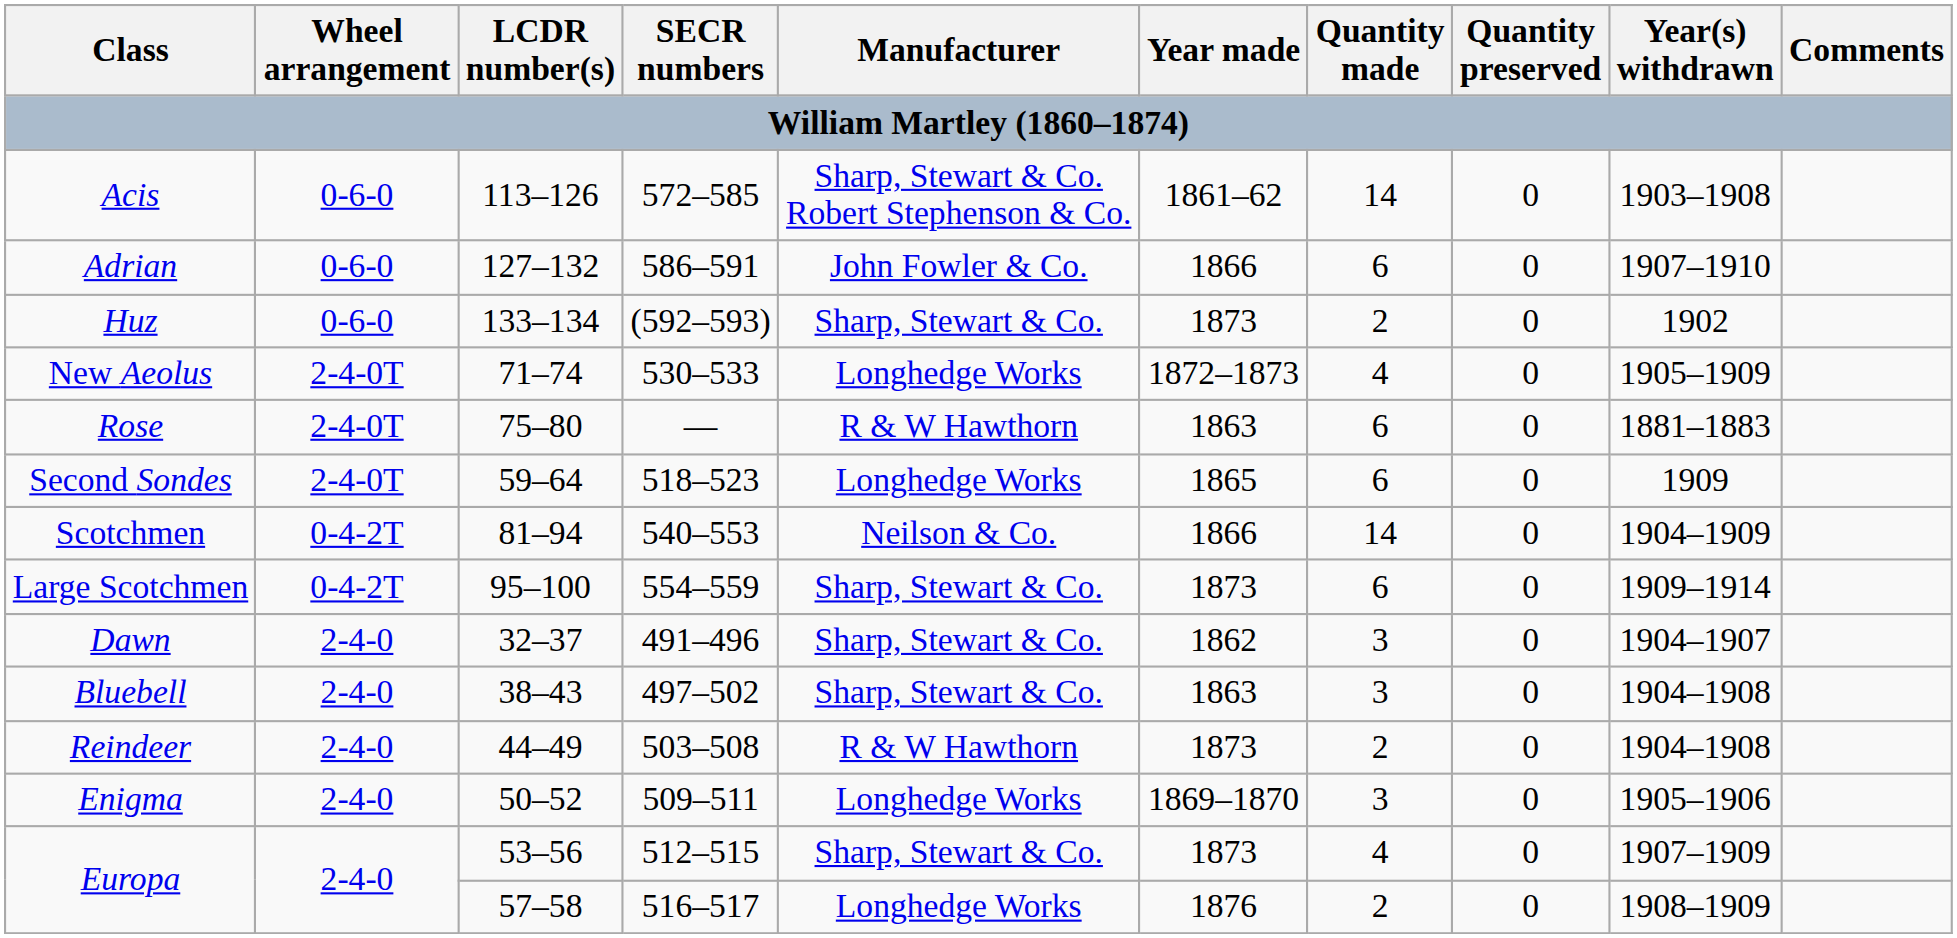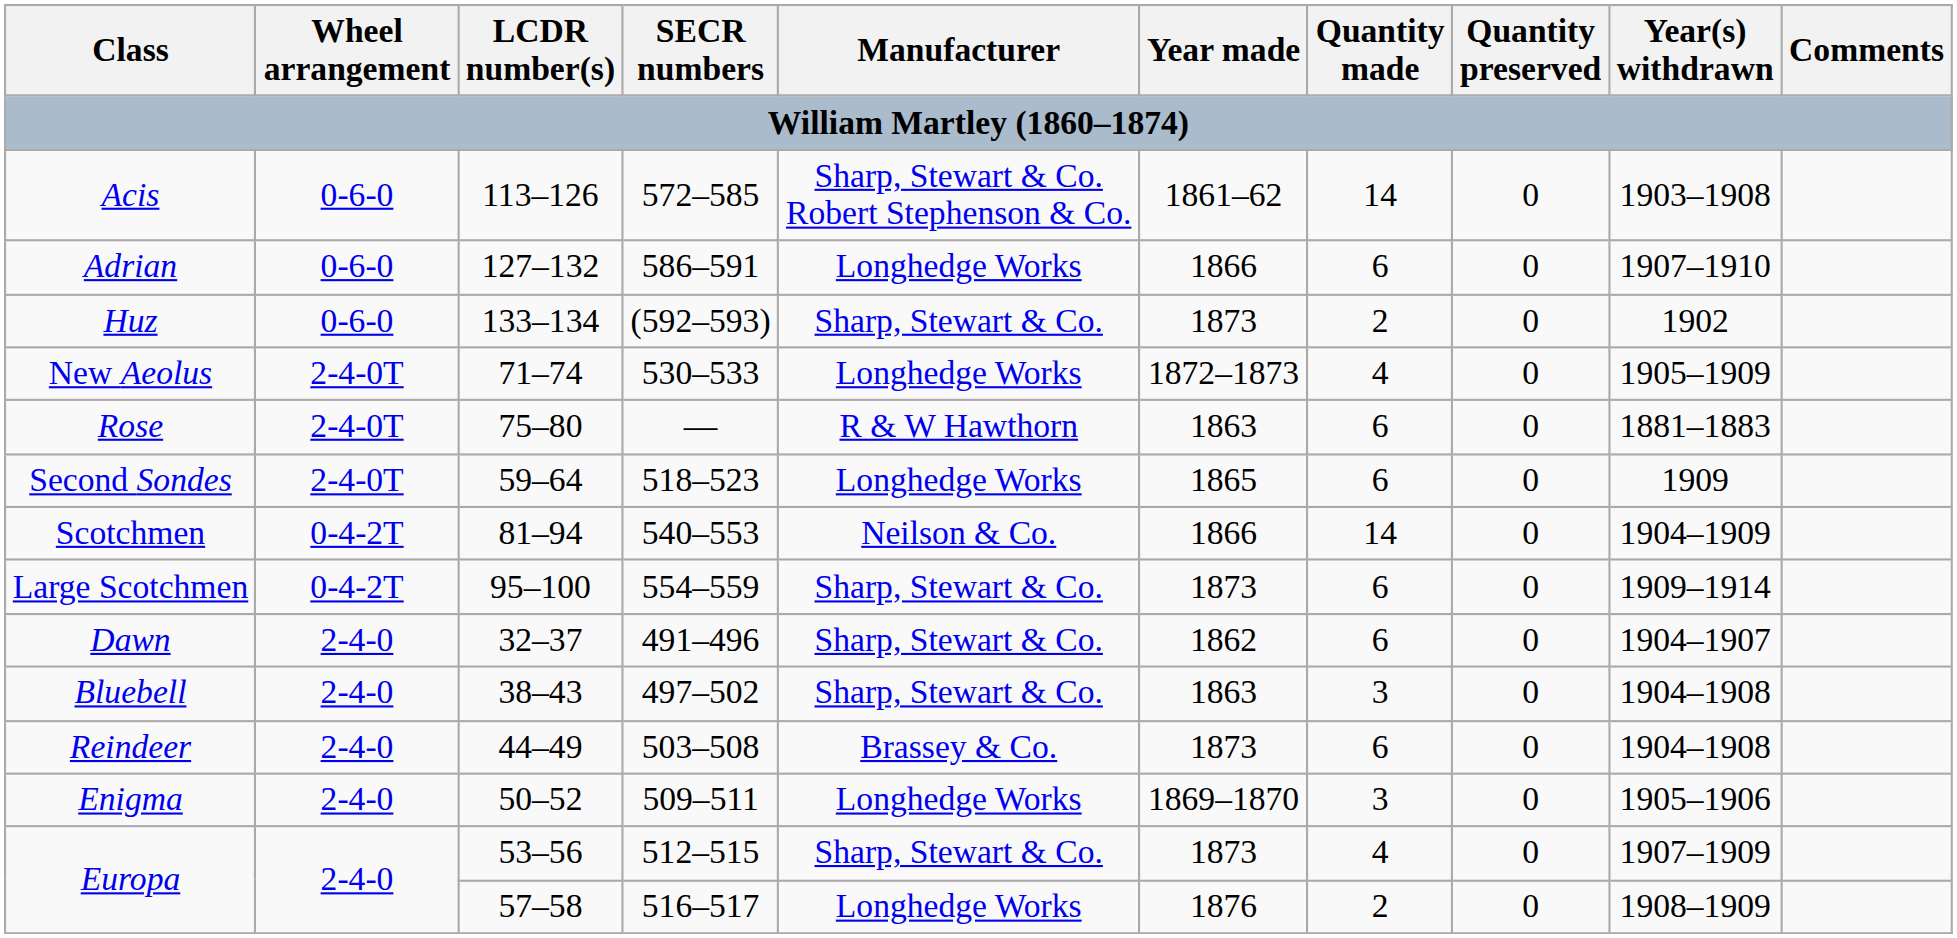(959, 266) John Fowler & Co. -> (959, 266) Longhedge Works
(1380, 639) 3 -> (1380, 639) 6
(959, 746) R & W Hawthorn -> (959, 746) Brassey & Co.
(1380, 746) 2 -> (1380, 746) 6
